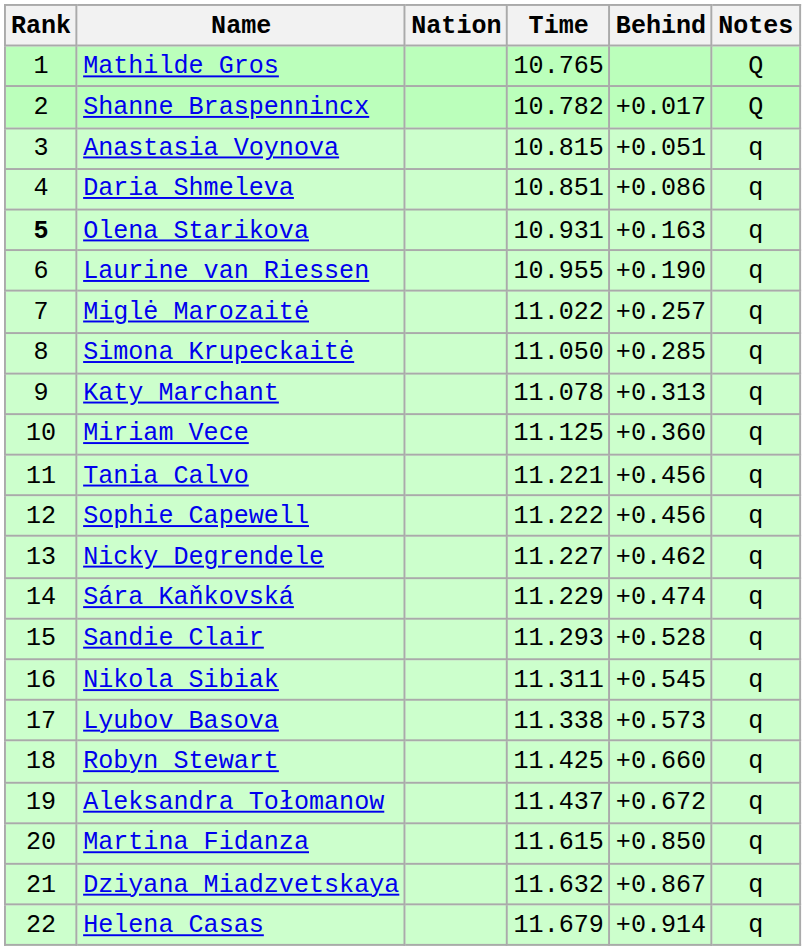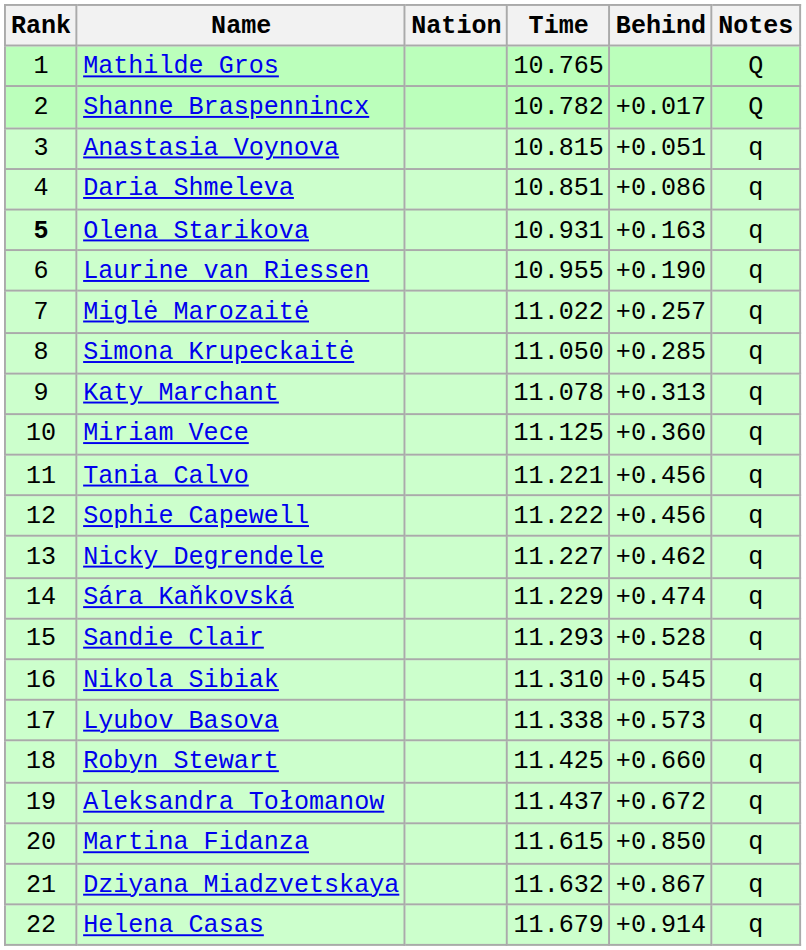(559, 680) 11.311 -> (559, 680) 11.310
